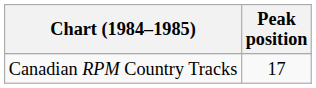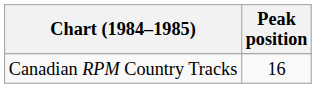(277, 68) 17 -> (277, 68) 16
